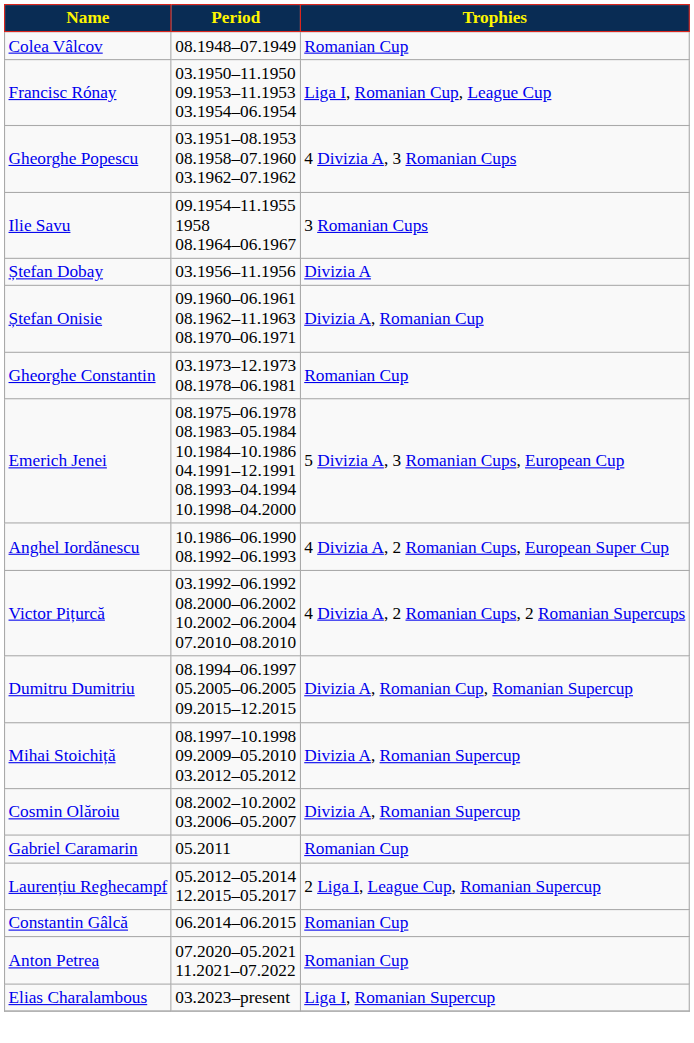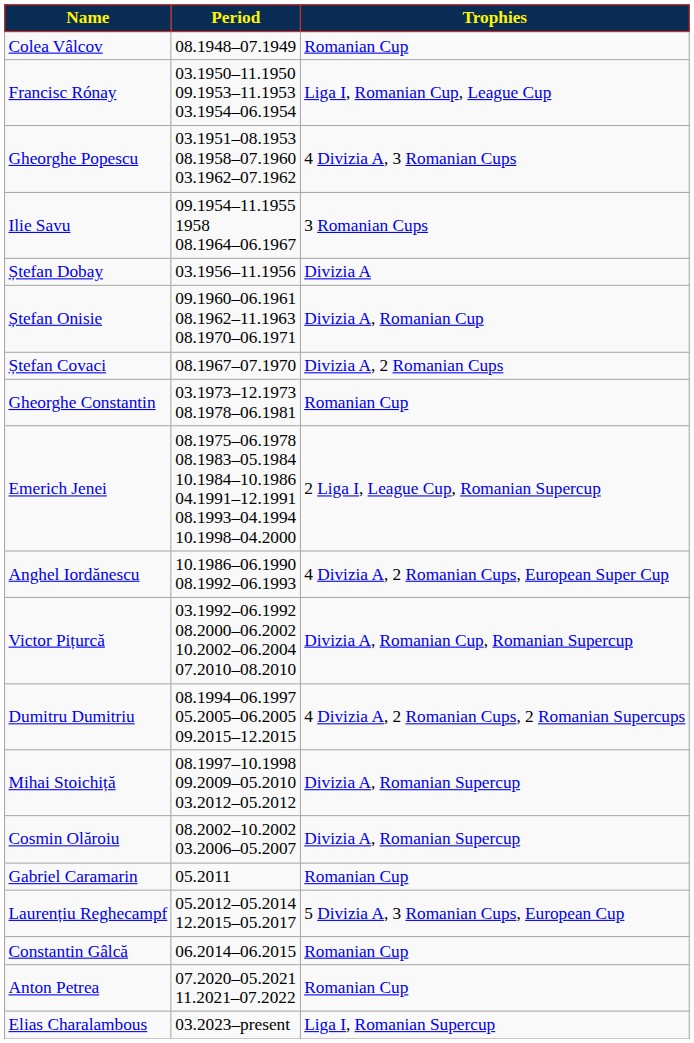+ row: (57, 365)
(464, 461) 5 Divizia A, 3 Romanian Cups, European Cup -> (453, 488) 2 Liga I, League Cup, Romanian Supercup
(495, 613) 4 Divizia A, 2 Romanian Cups, 2 Romanian Supercups -> (469, 640) Divizia A, Romanian Cup, Romanian Supercup
(469, 689) Divizia A, Romanian Cup, Romanian Supercup -> (495, 716) 4 Divizia A, 2 Romanian Cups, 2 Romanian Supercups
(453, 886) 2 Liga I, League Cup, Romanian Supercup -> (464, 913) 5 Divizia A, 3 Romanian Cups, European Cup
